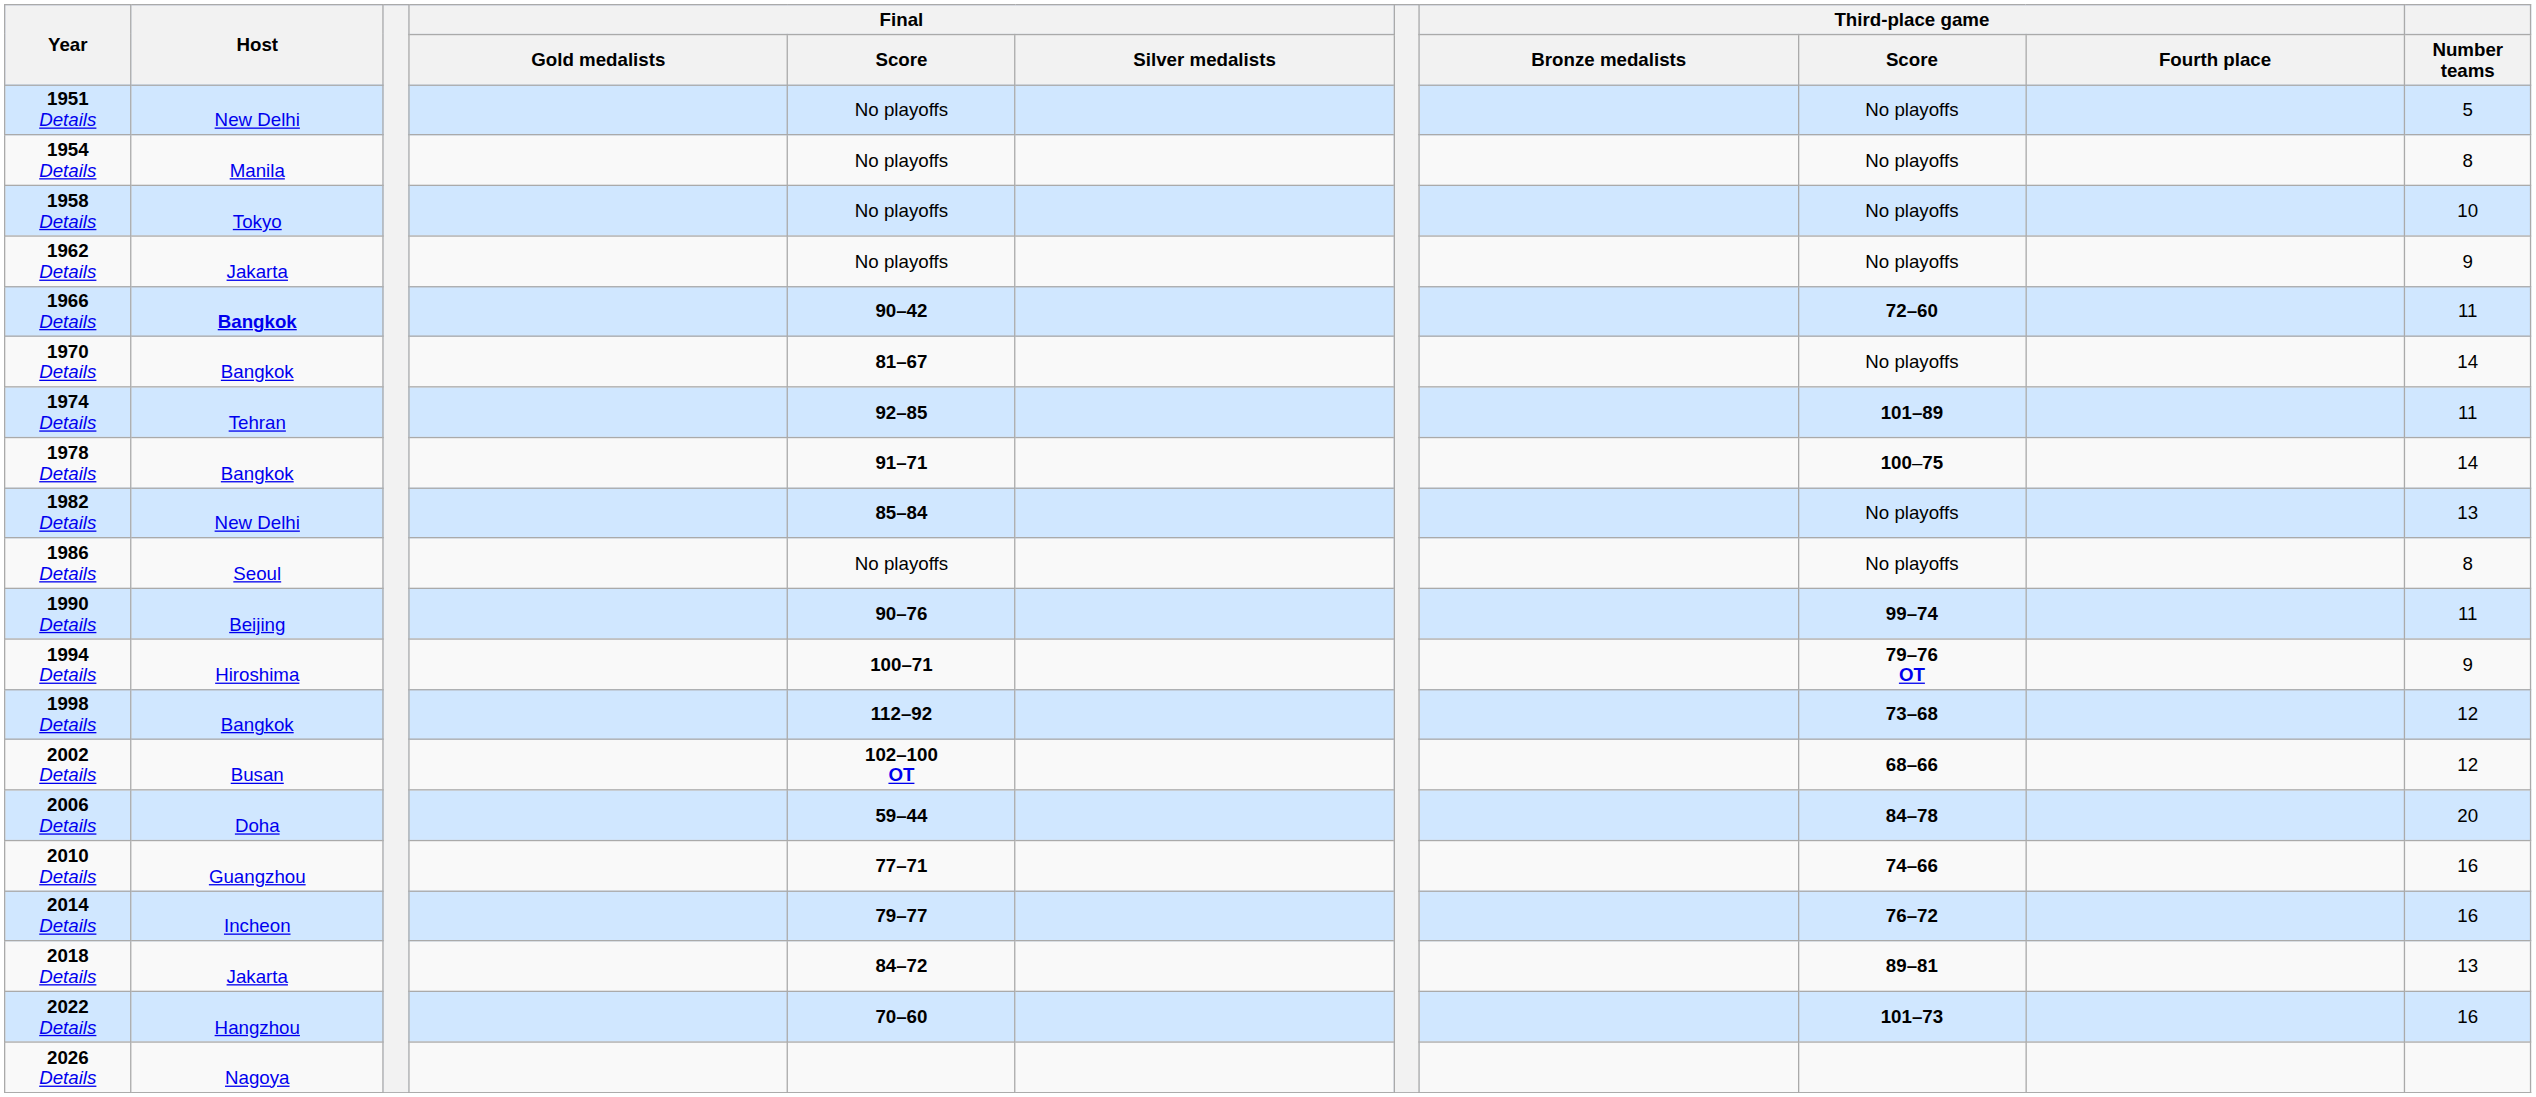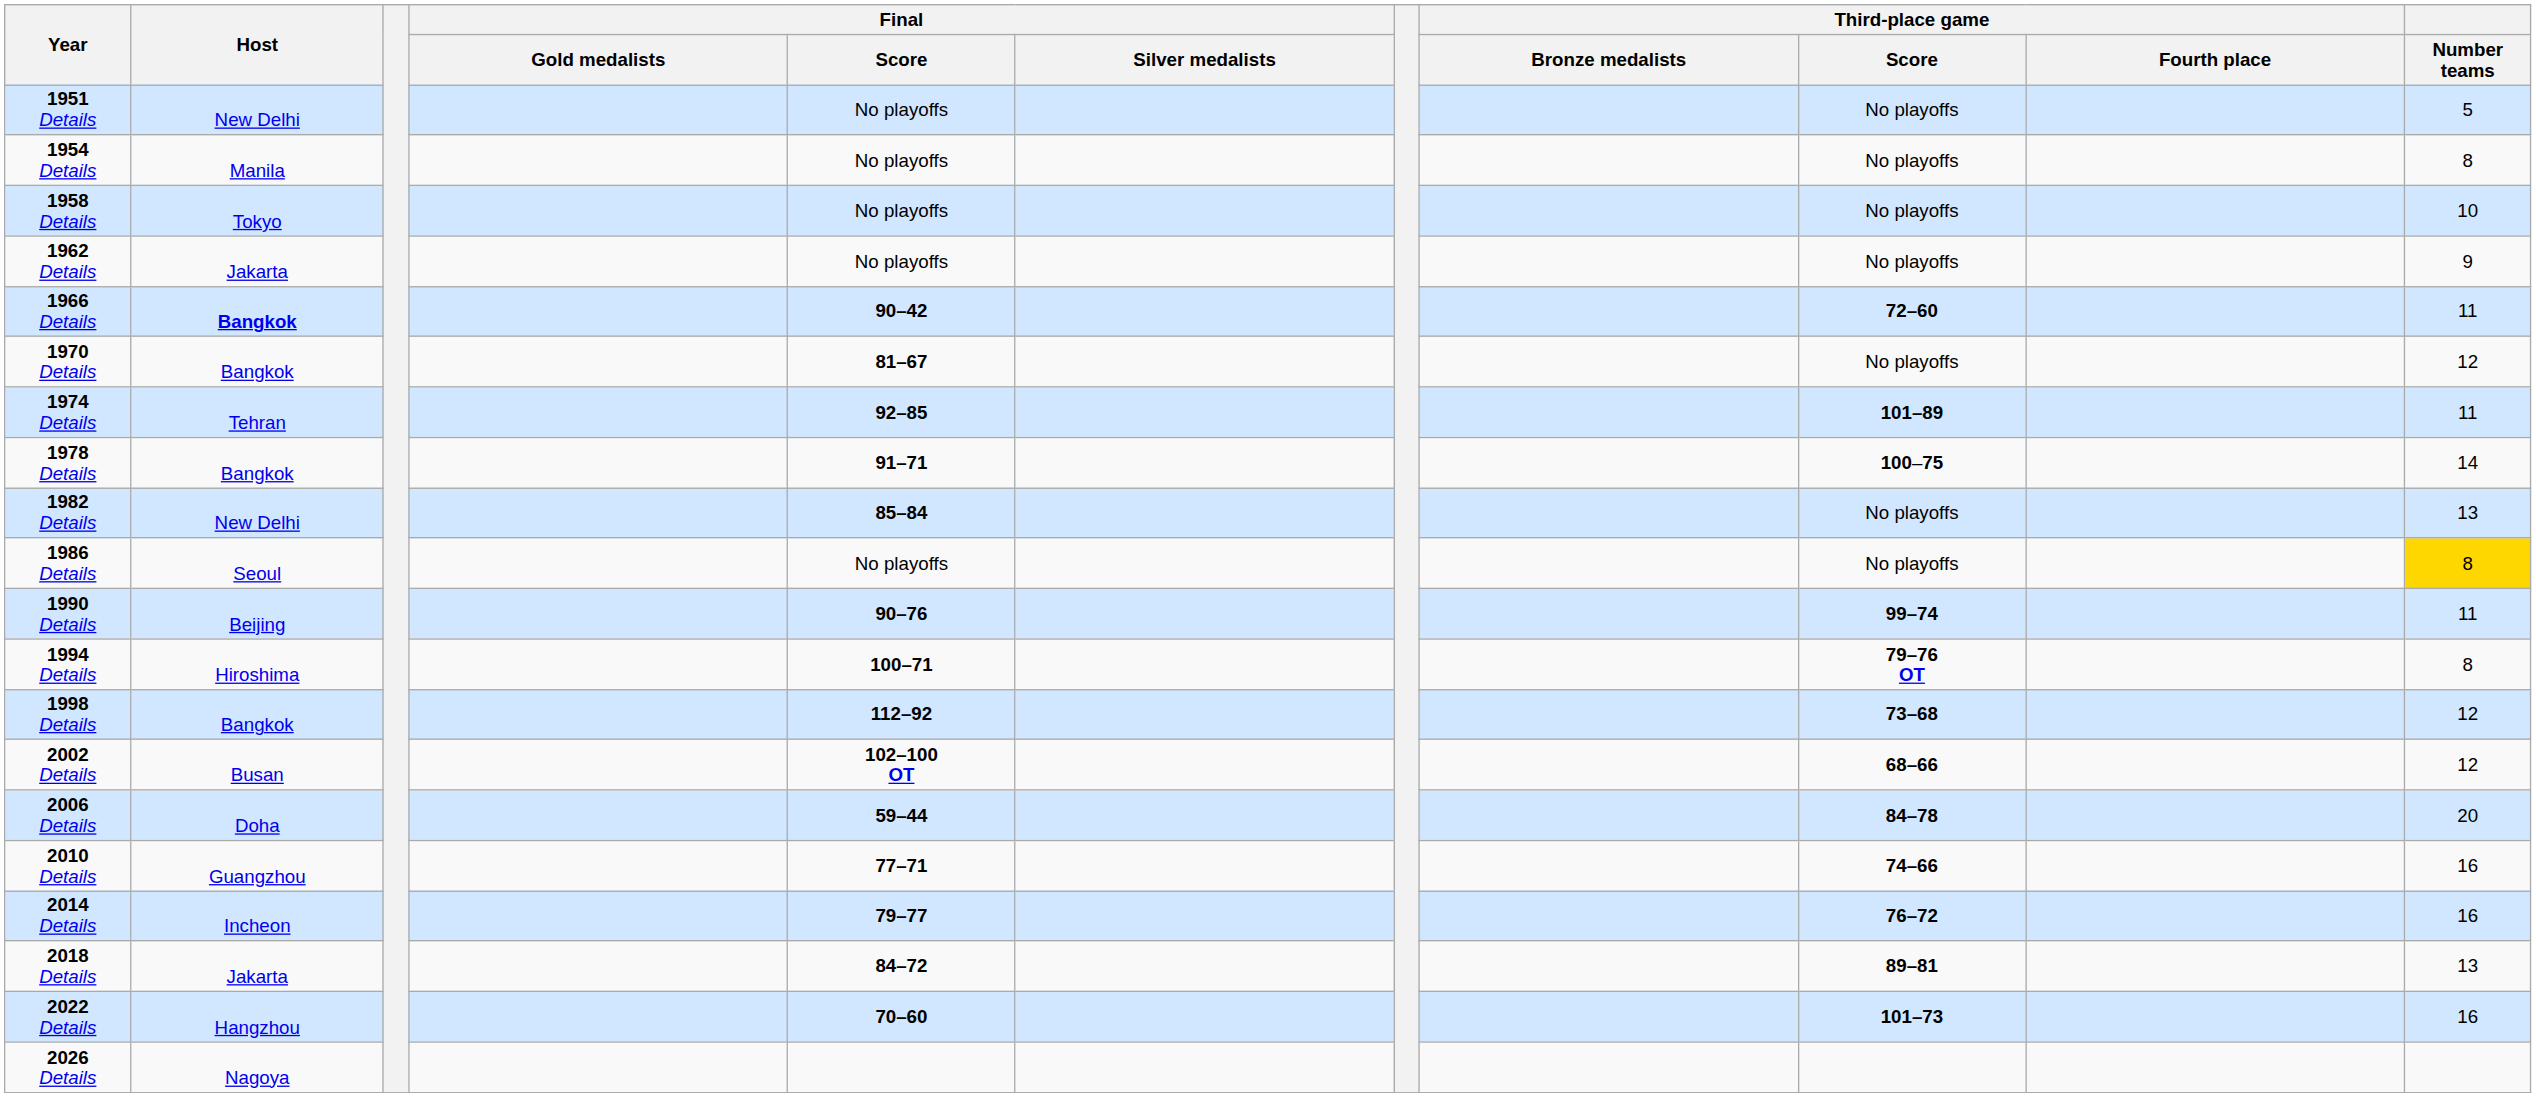(2468, 362) 14 -> (2468, 362) 12
(2468, 564) no background -> (2468, 564) gold background
(2468, 664) 9 -> (2468, 664) 8
